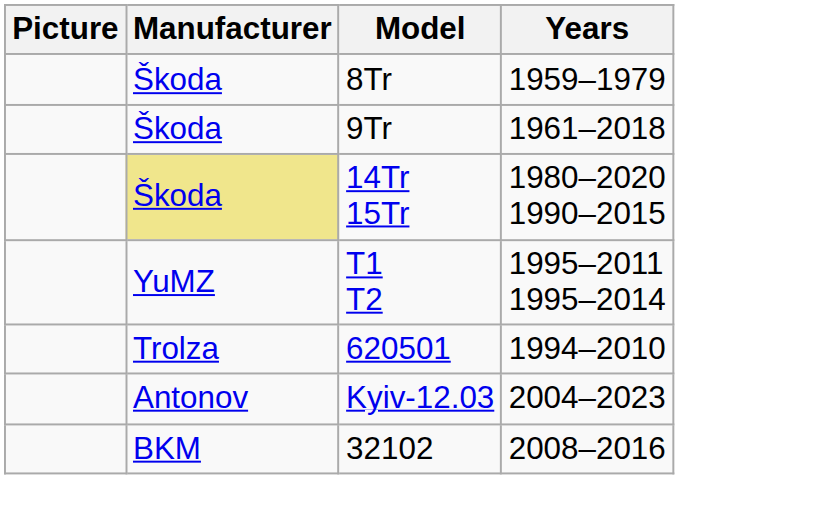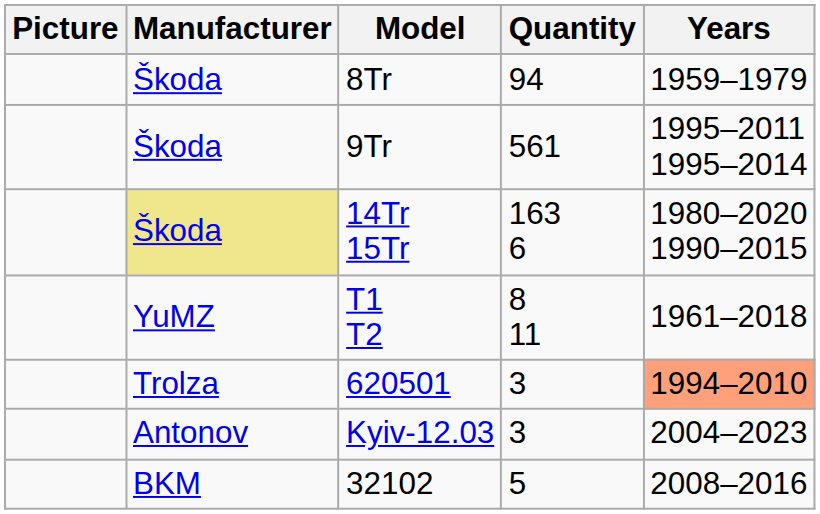+ column: (572, 29)
(587, 128) 1961–2018 -> (729, 146) 1995–2011 1995–2014
(587, 281) 1995–2011 1995–2014 -> (729, 316) 1961–2018
(587, 348) no background -> (729, 383) lightsalmon background
